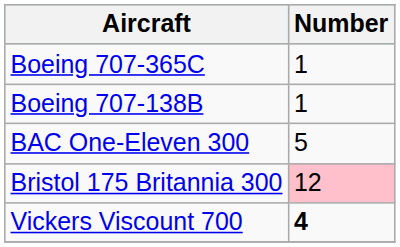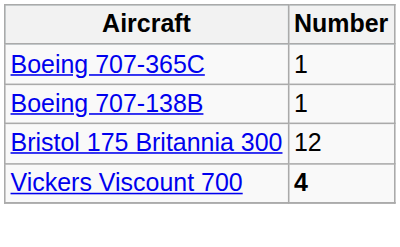- row: (130, 143)
(308, 182) pink background -> (308, 143) no background
